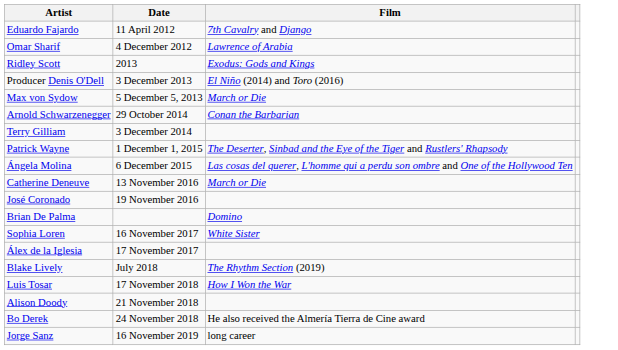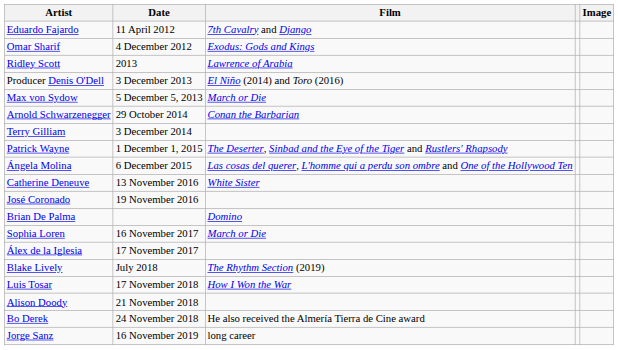+ column: (597, 13)
(250, 47) Lawrence of Arabia -> (261, 47) Exodus: Gods and Kings
(261, 64) Exodus: Gods and Kings -> (250, 64) Lawrence of Arabia
(237, 183) March or Die -> (234, 183) White Sister
(234, 234) White Sister -> (237, 234) March or Die
